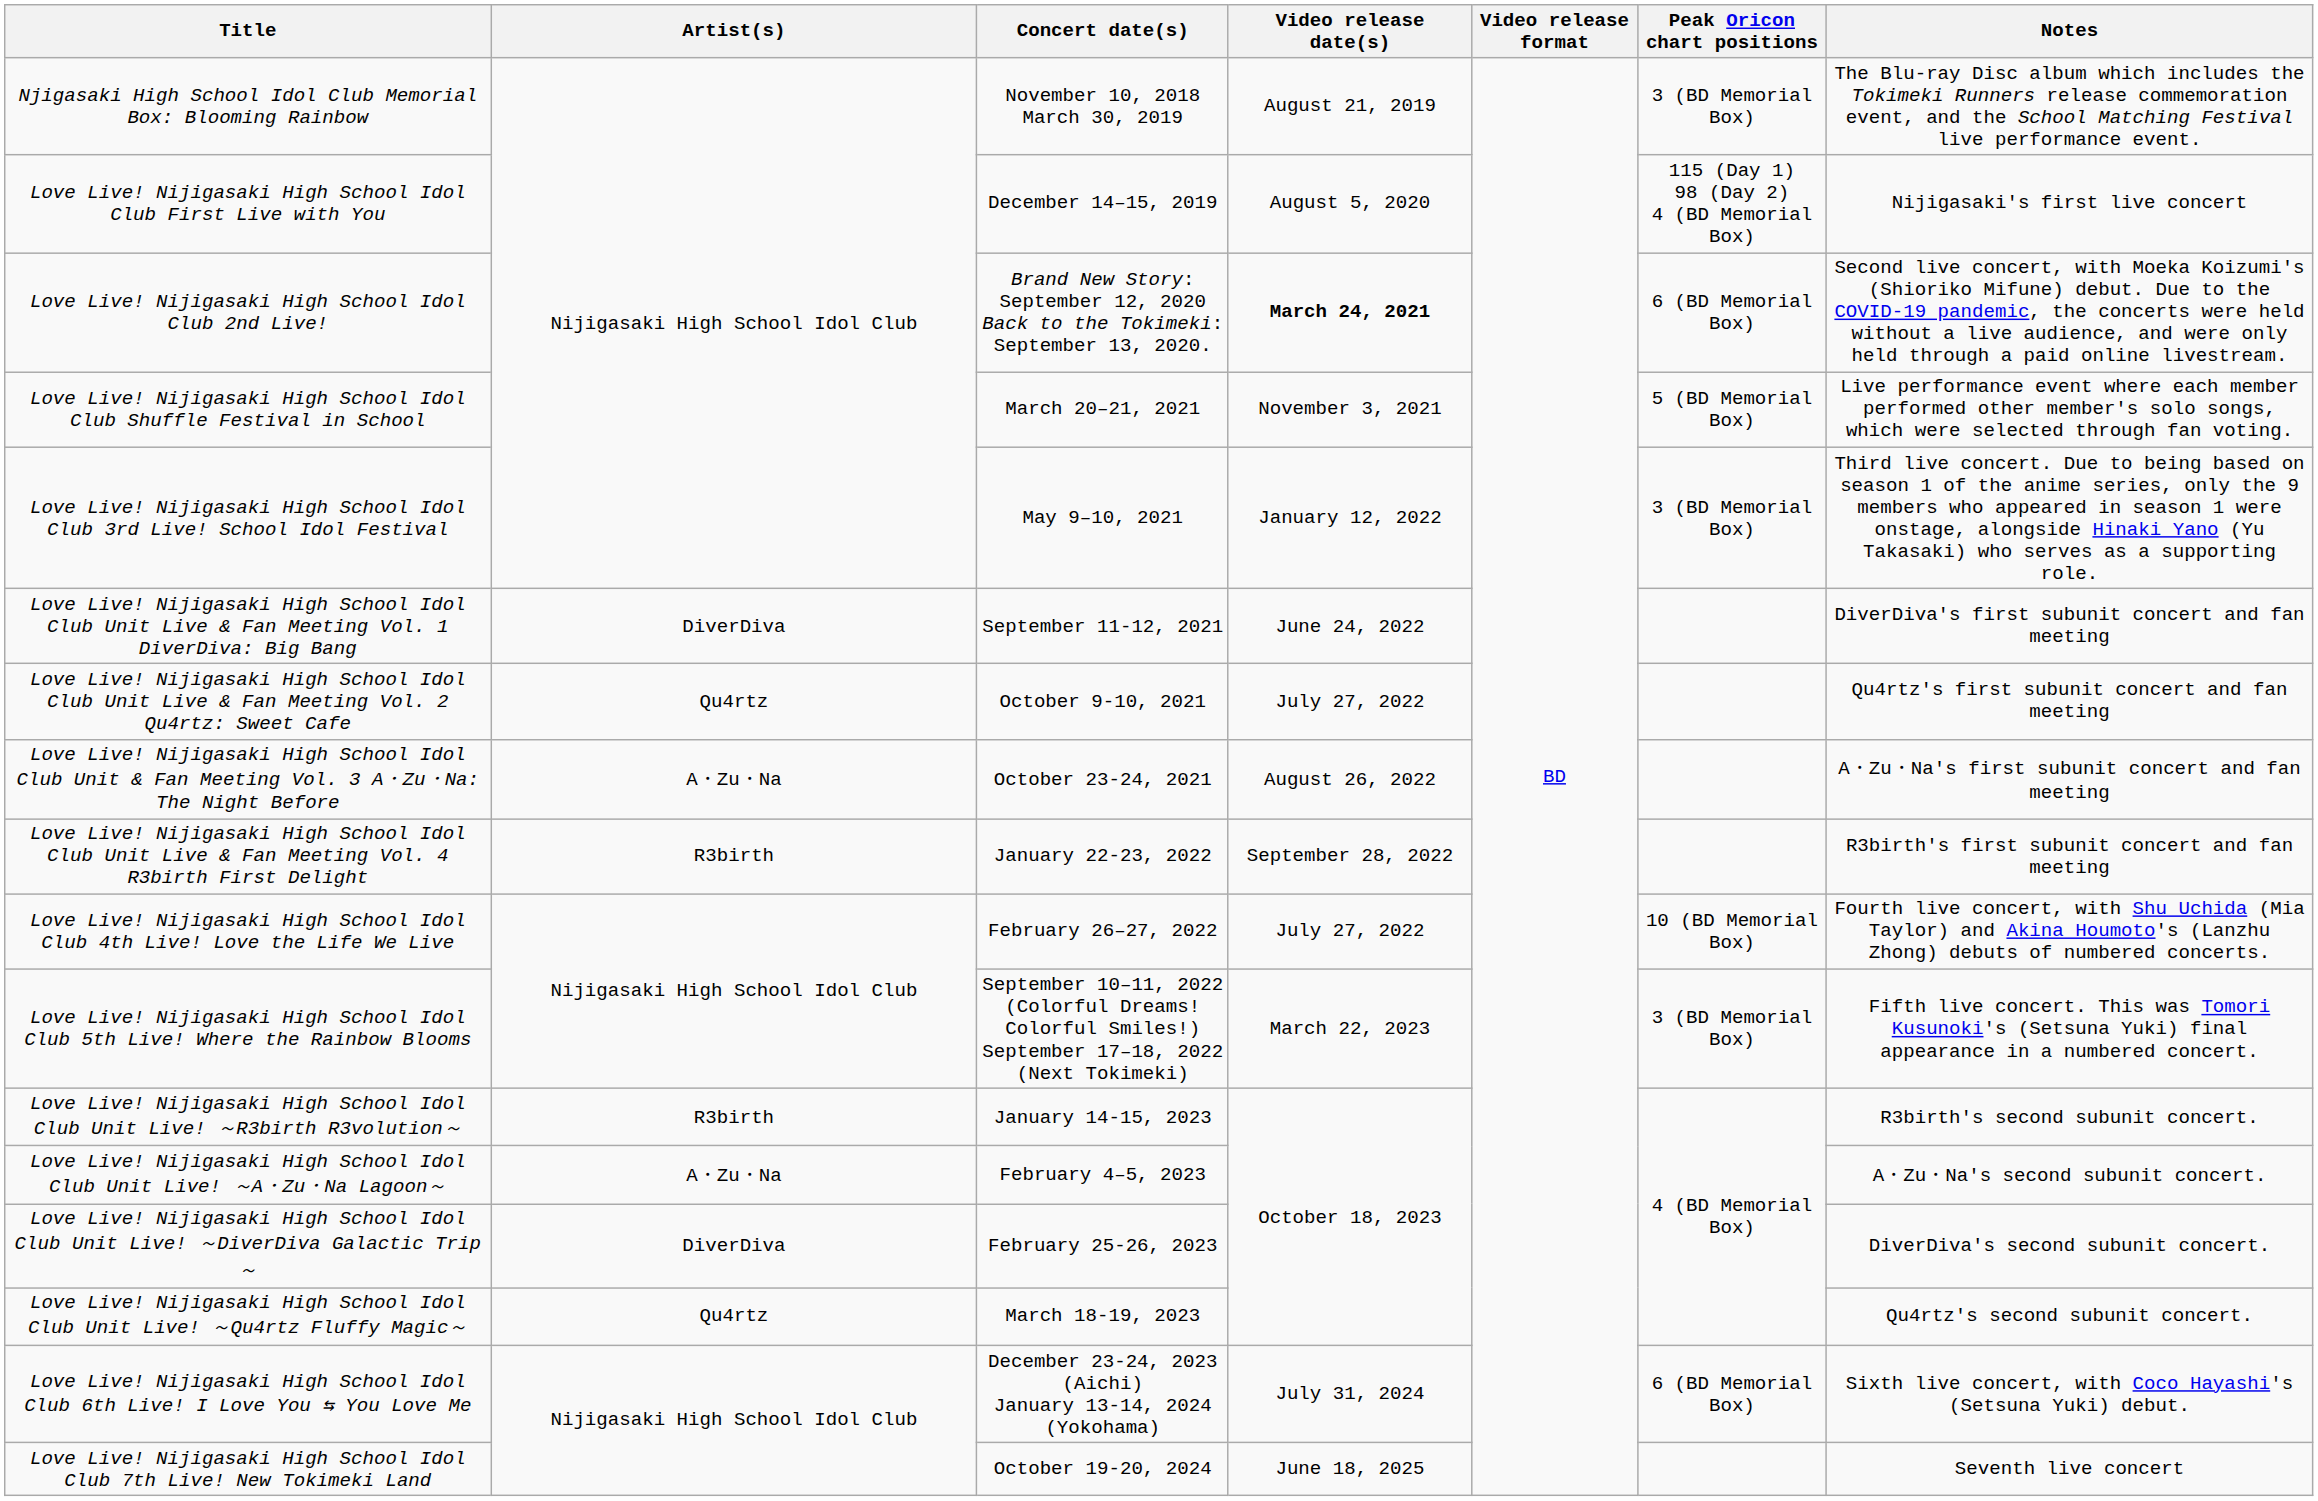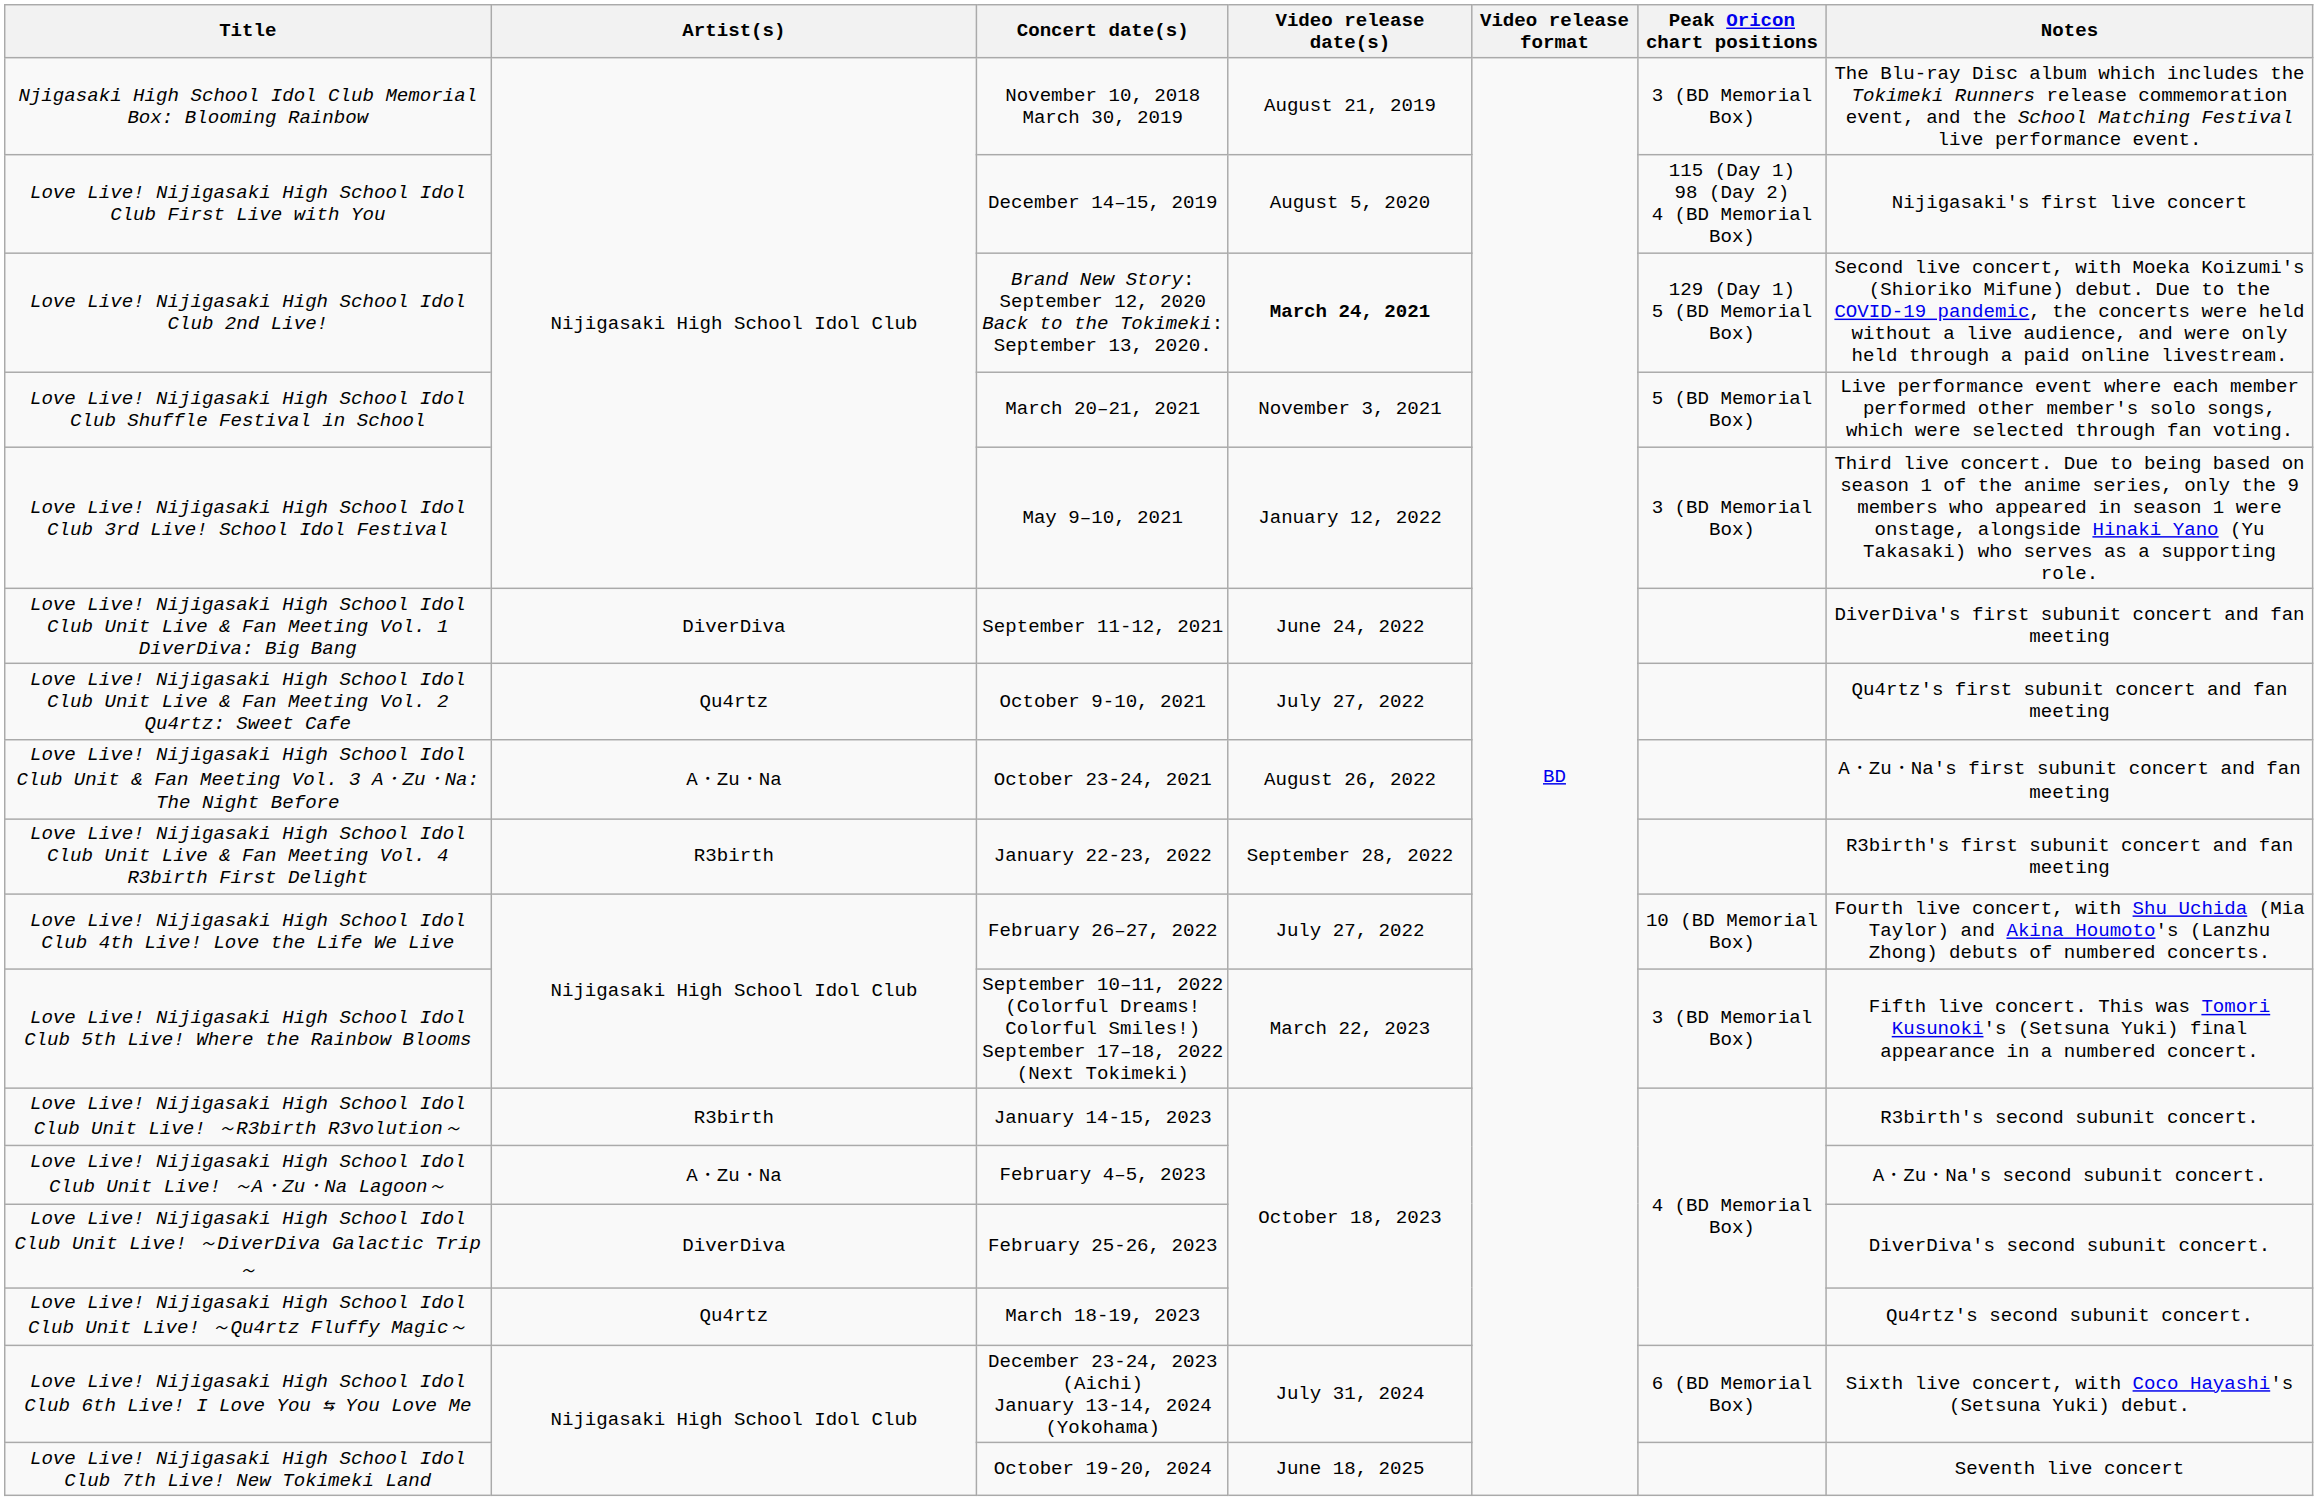(1732, 312) 6 (BD Memorial Box) -> (1732, 312) 129 (Day 1) 5 (BD Memorial Box)
